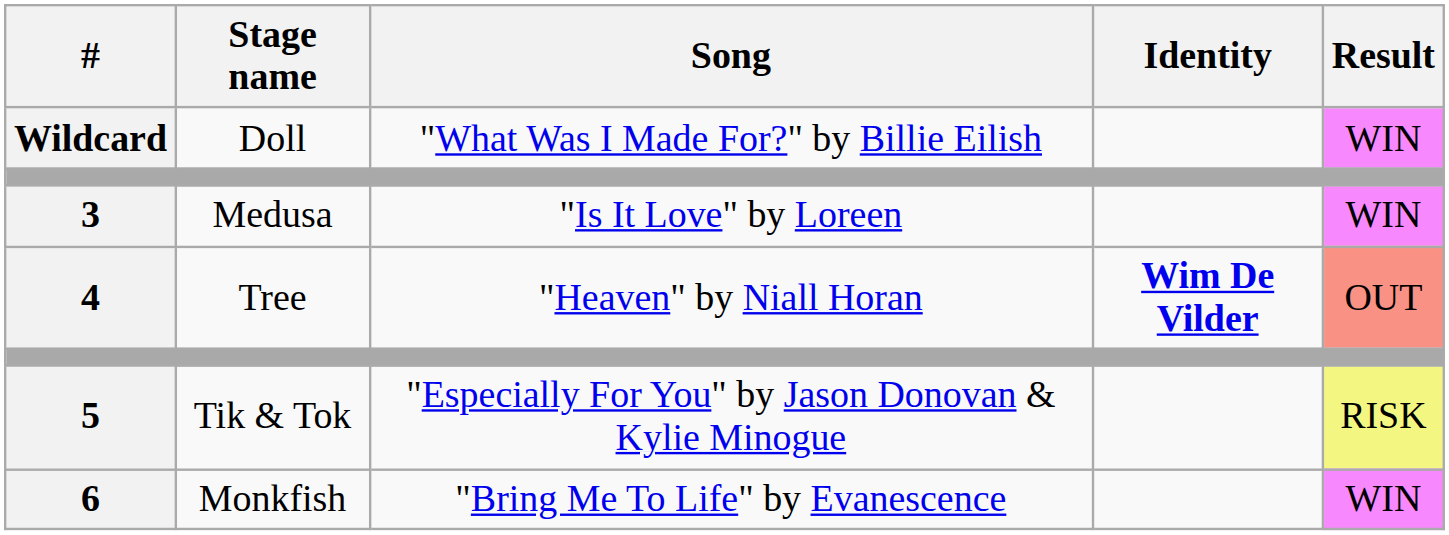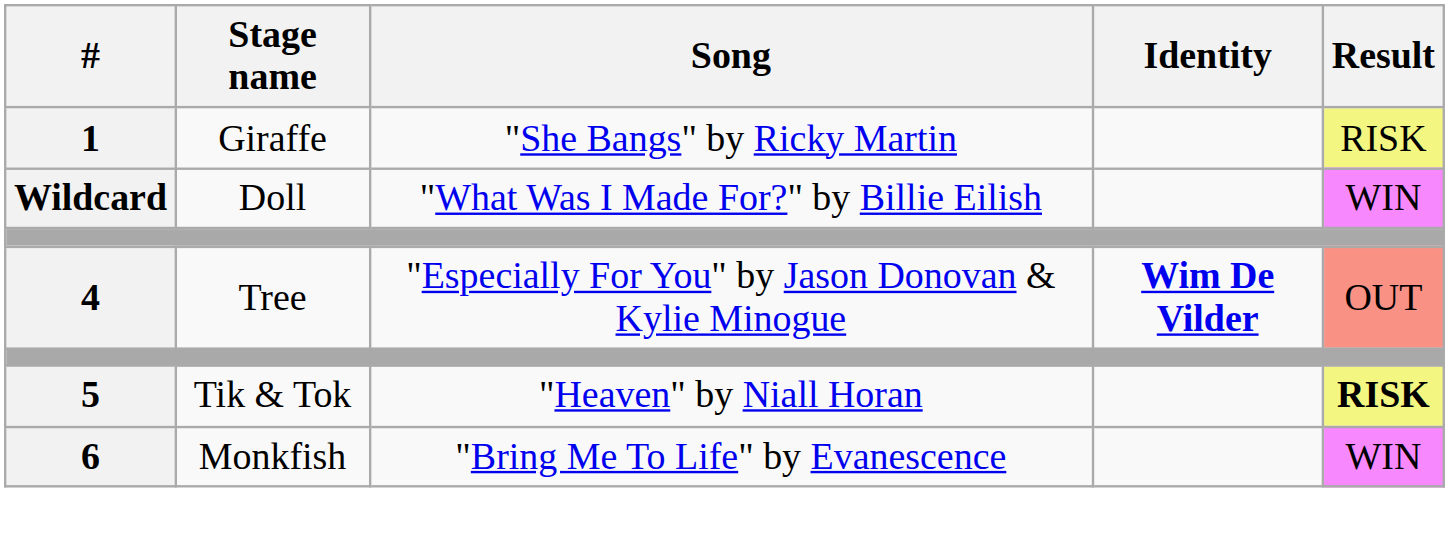+ row: (90, 137)
- row: (90, 214)
(731, 296) "Heaven" by Niall Horan -> (731, 296) "Especially For You" by Jason Donovan & Kylie Minogue
(731, 416) "Especially For You" by Jason Donovan & Kylie Minogue -> (731, 395) "Heaven" by Niall Horan
(1383, 416) normal -> (1383, 395) bold
